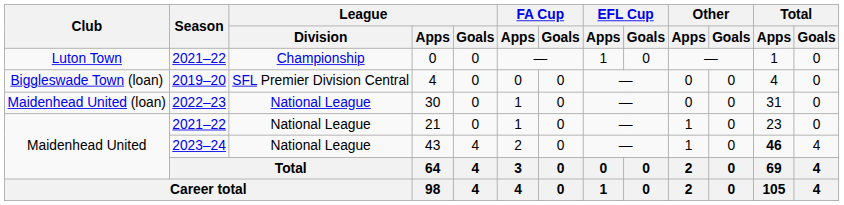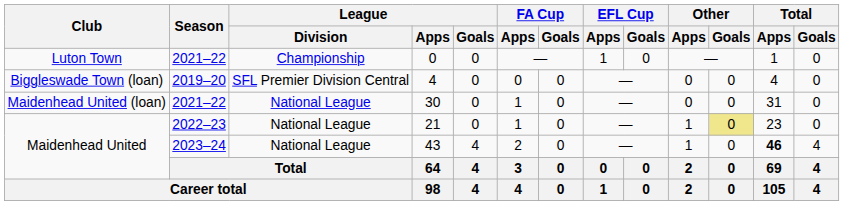(199, 102) 2022–23 -> (199, 102) 2021–22
(199, 124) 2021–22 -> (199, 124) 2022–23
(731, 124) no background -> (731, 124) khaki background
